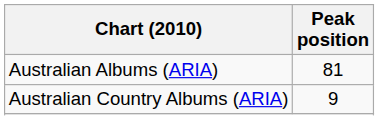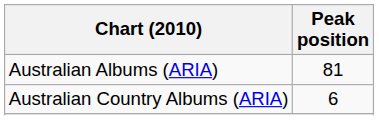(333, 98) 9 -> (333, 98) 6
